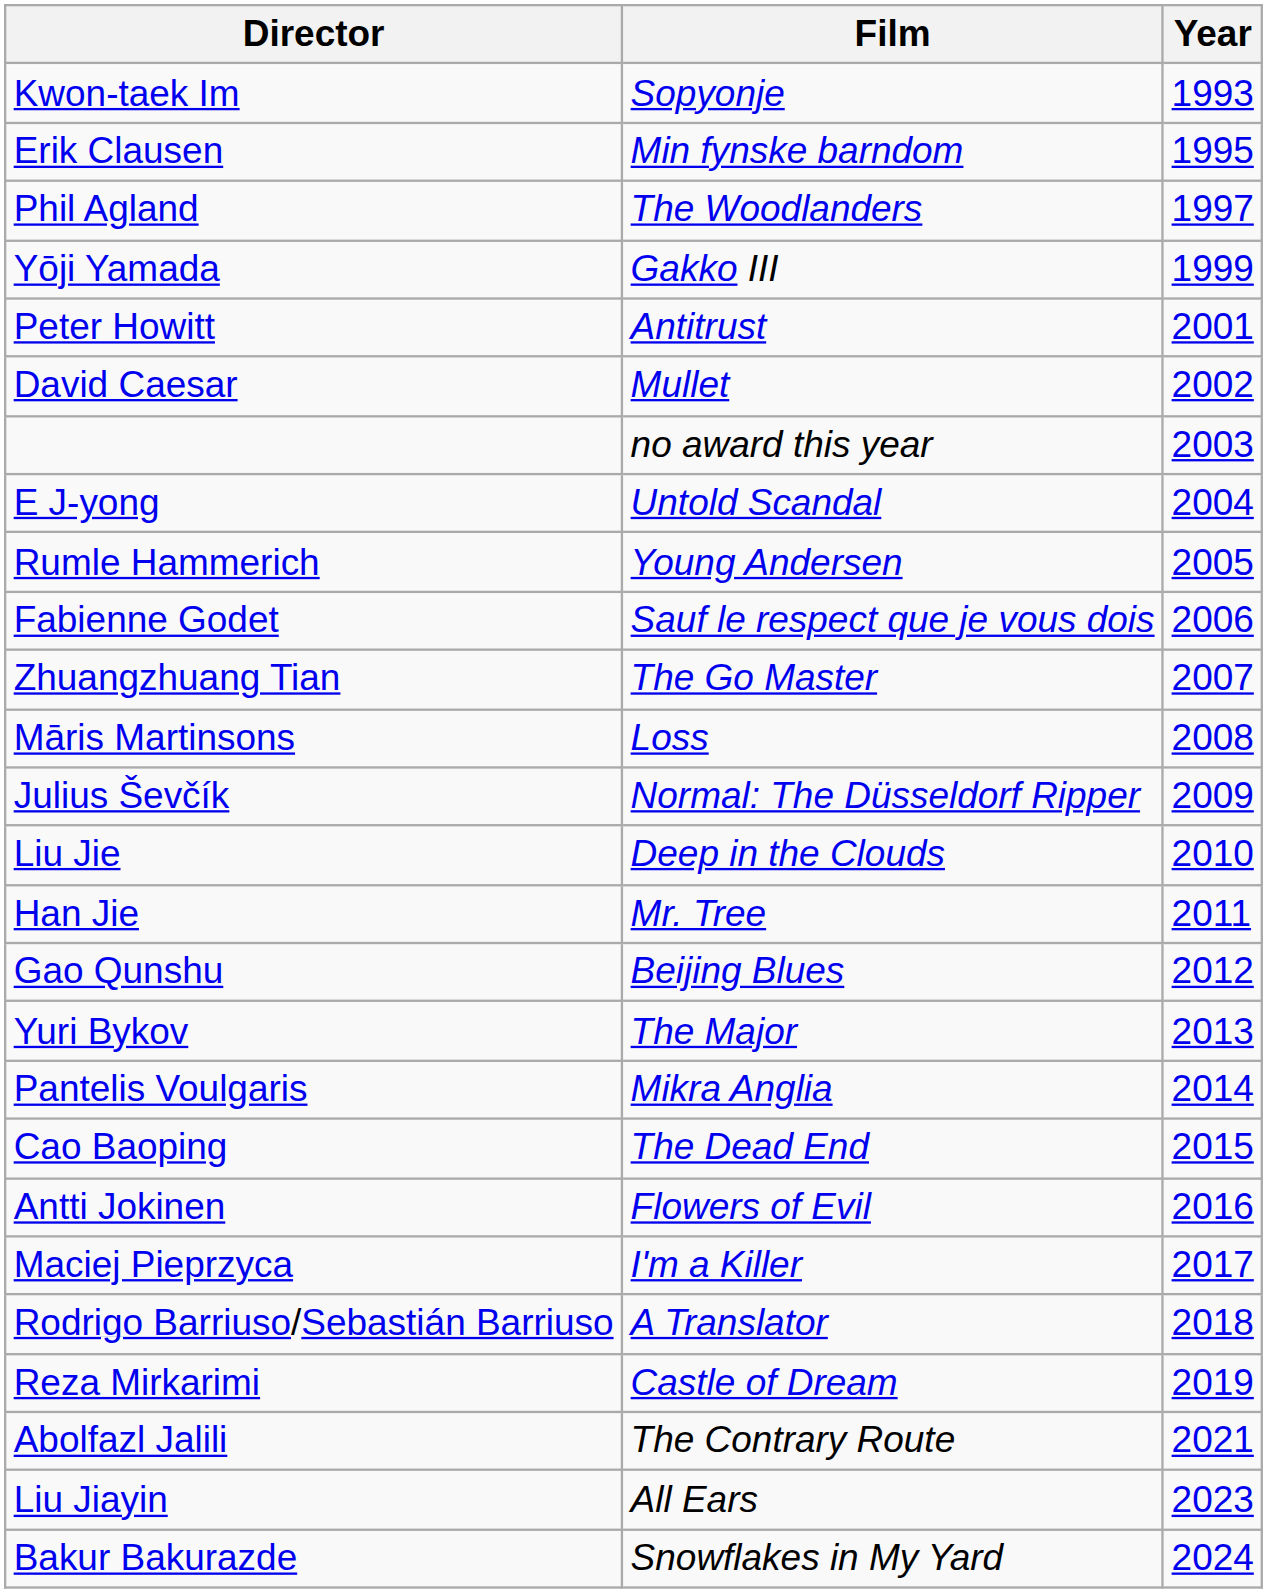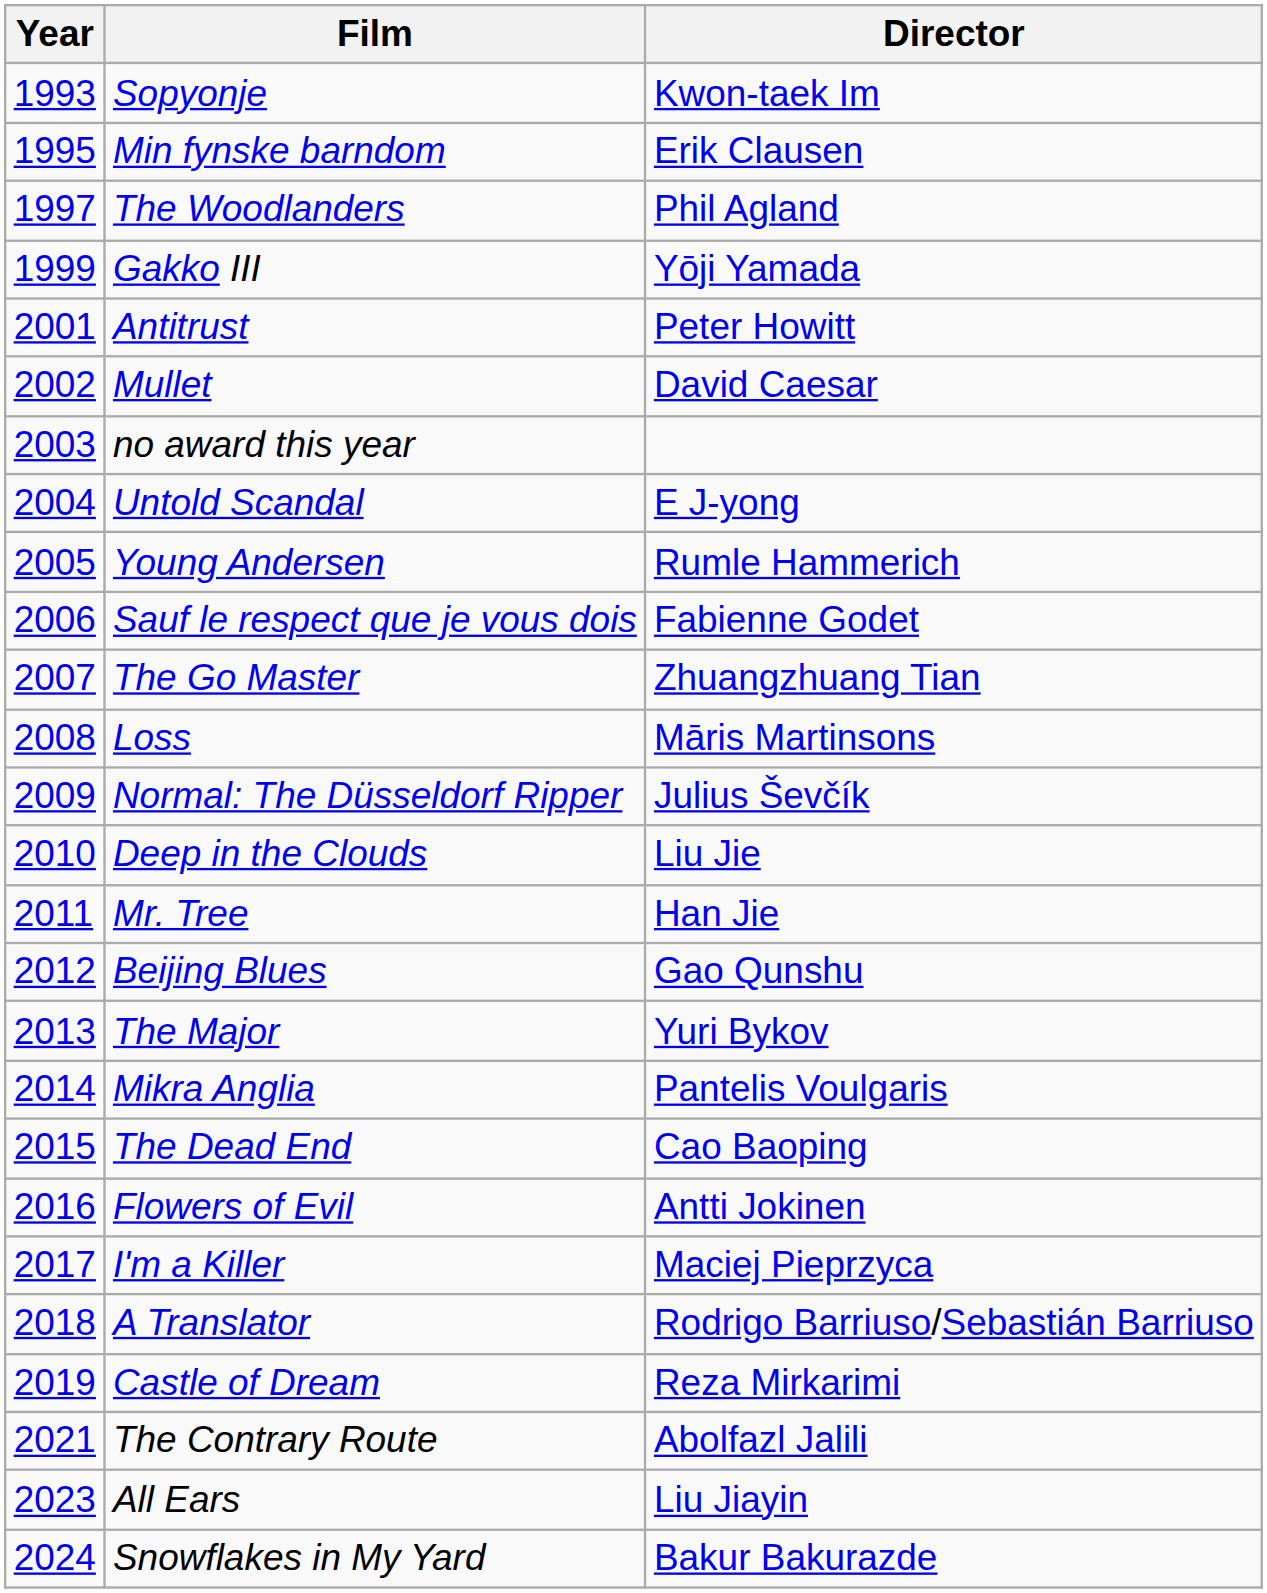columns swapped: (1213, 33) <-> (314, 33)
